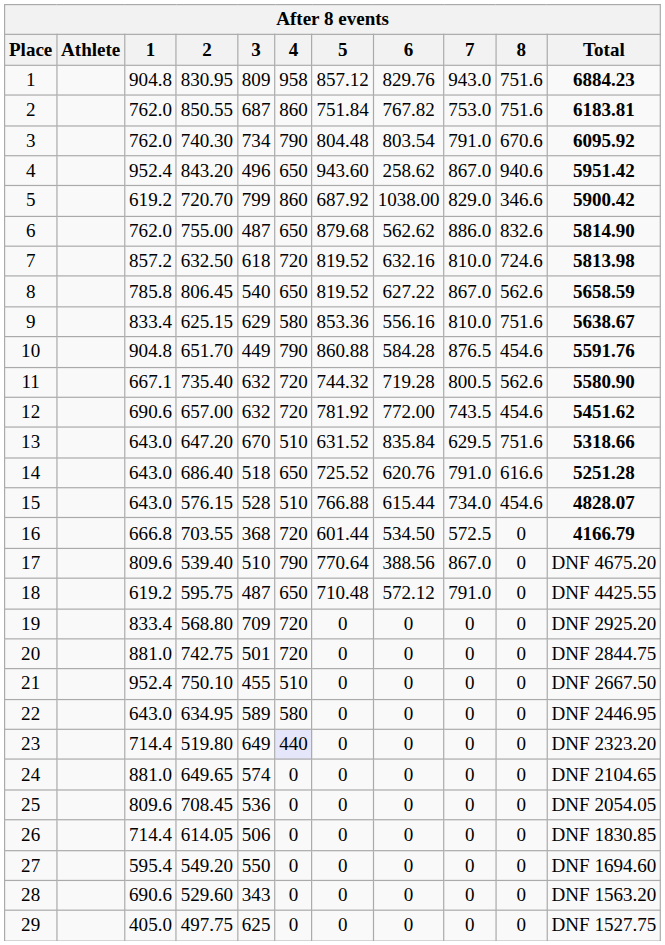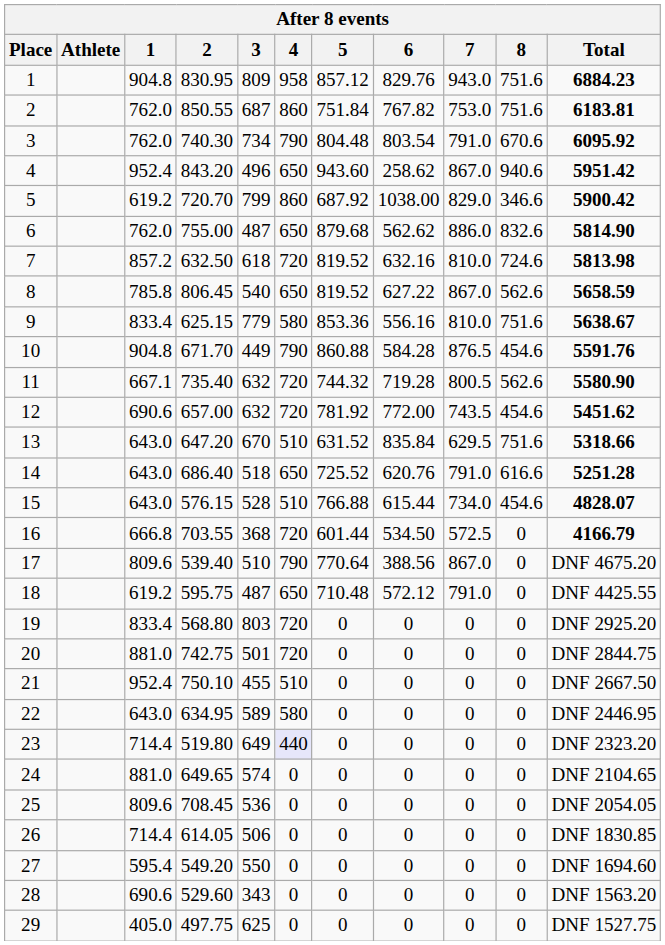(256, 321) 629 -> (256, 321) 779
(207, 351) 651.70 -> (207, 351) 671.70
(256, 623) 709 -> (256, 623) 803
